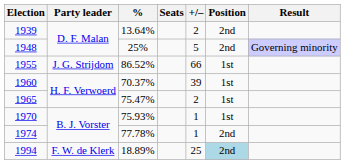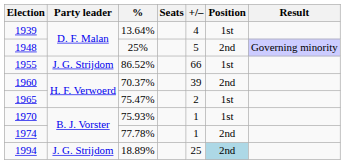(196, 30) 2 -> (196, 30) 4
(227, 30) 2nd -> (227, 30) 1st
(227, 82) 1st -> (227, 82) 2nd
(83, 151) F. W. de Klerk -> (83, 151) J. G. Strijdom
